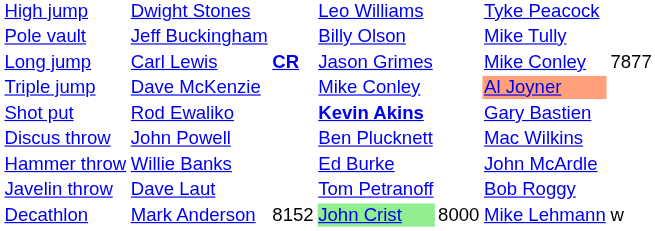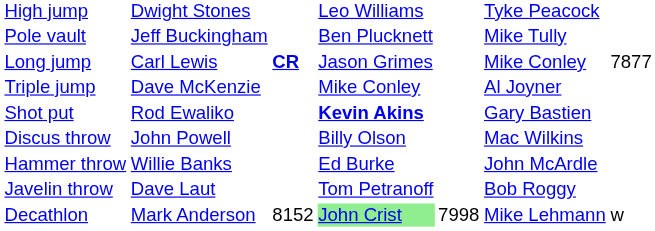(362, 36) Billy Olson -> (376, 36) Ben Plucknett
(523, 87) lightsalmon background -> (523, 87) no background
(376, 138) Ben Plucknett -> (362, 138) Billy Olson
(459, 214) 8000 -> (459, 214) 7998
